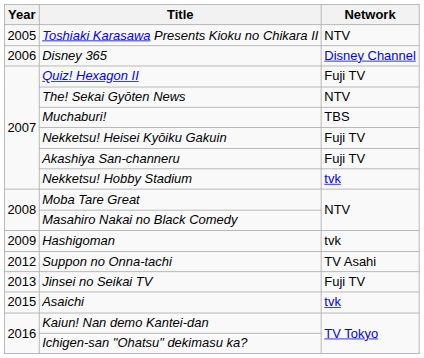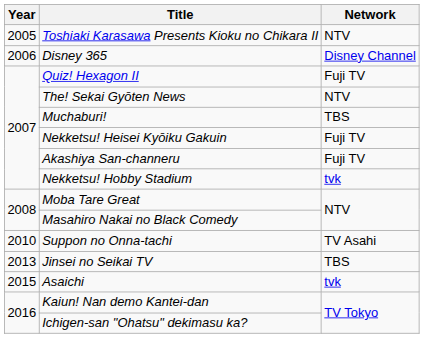- row: (79, 240)
(22, 261) 2012 -> (22, 240) 2010
(345, 281) Fuji TV -> (337, 261) TBS
